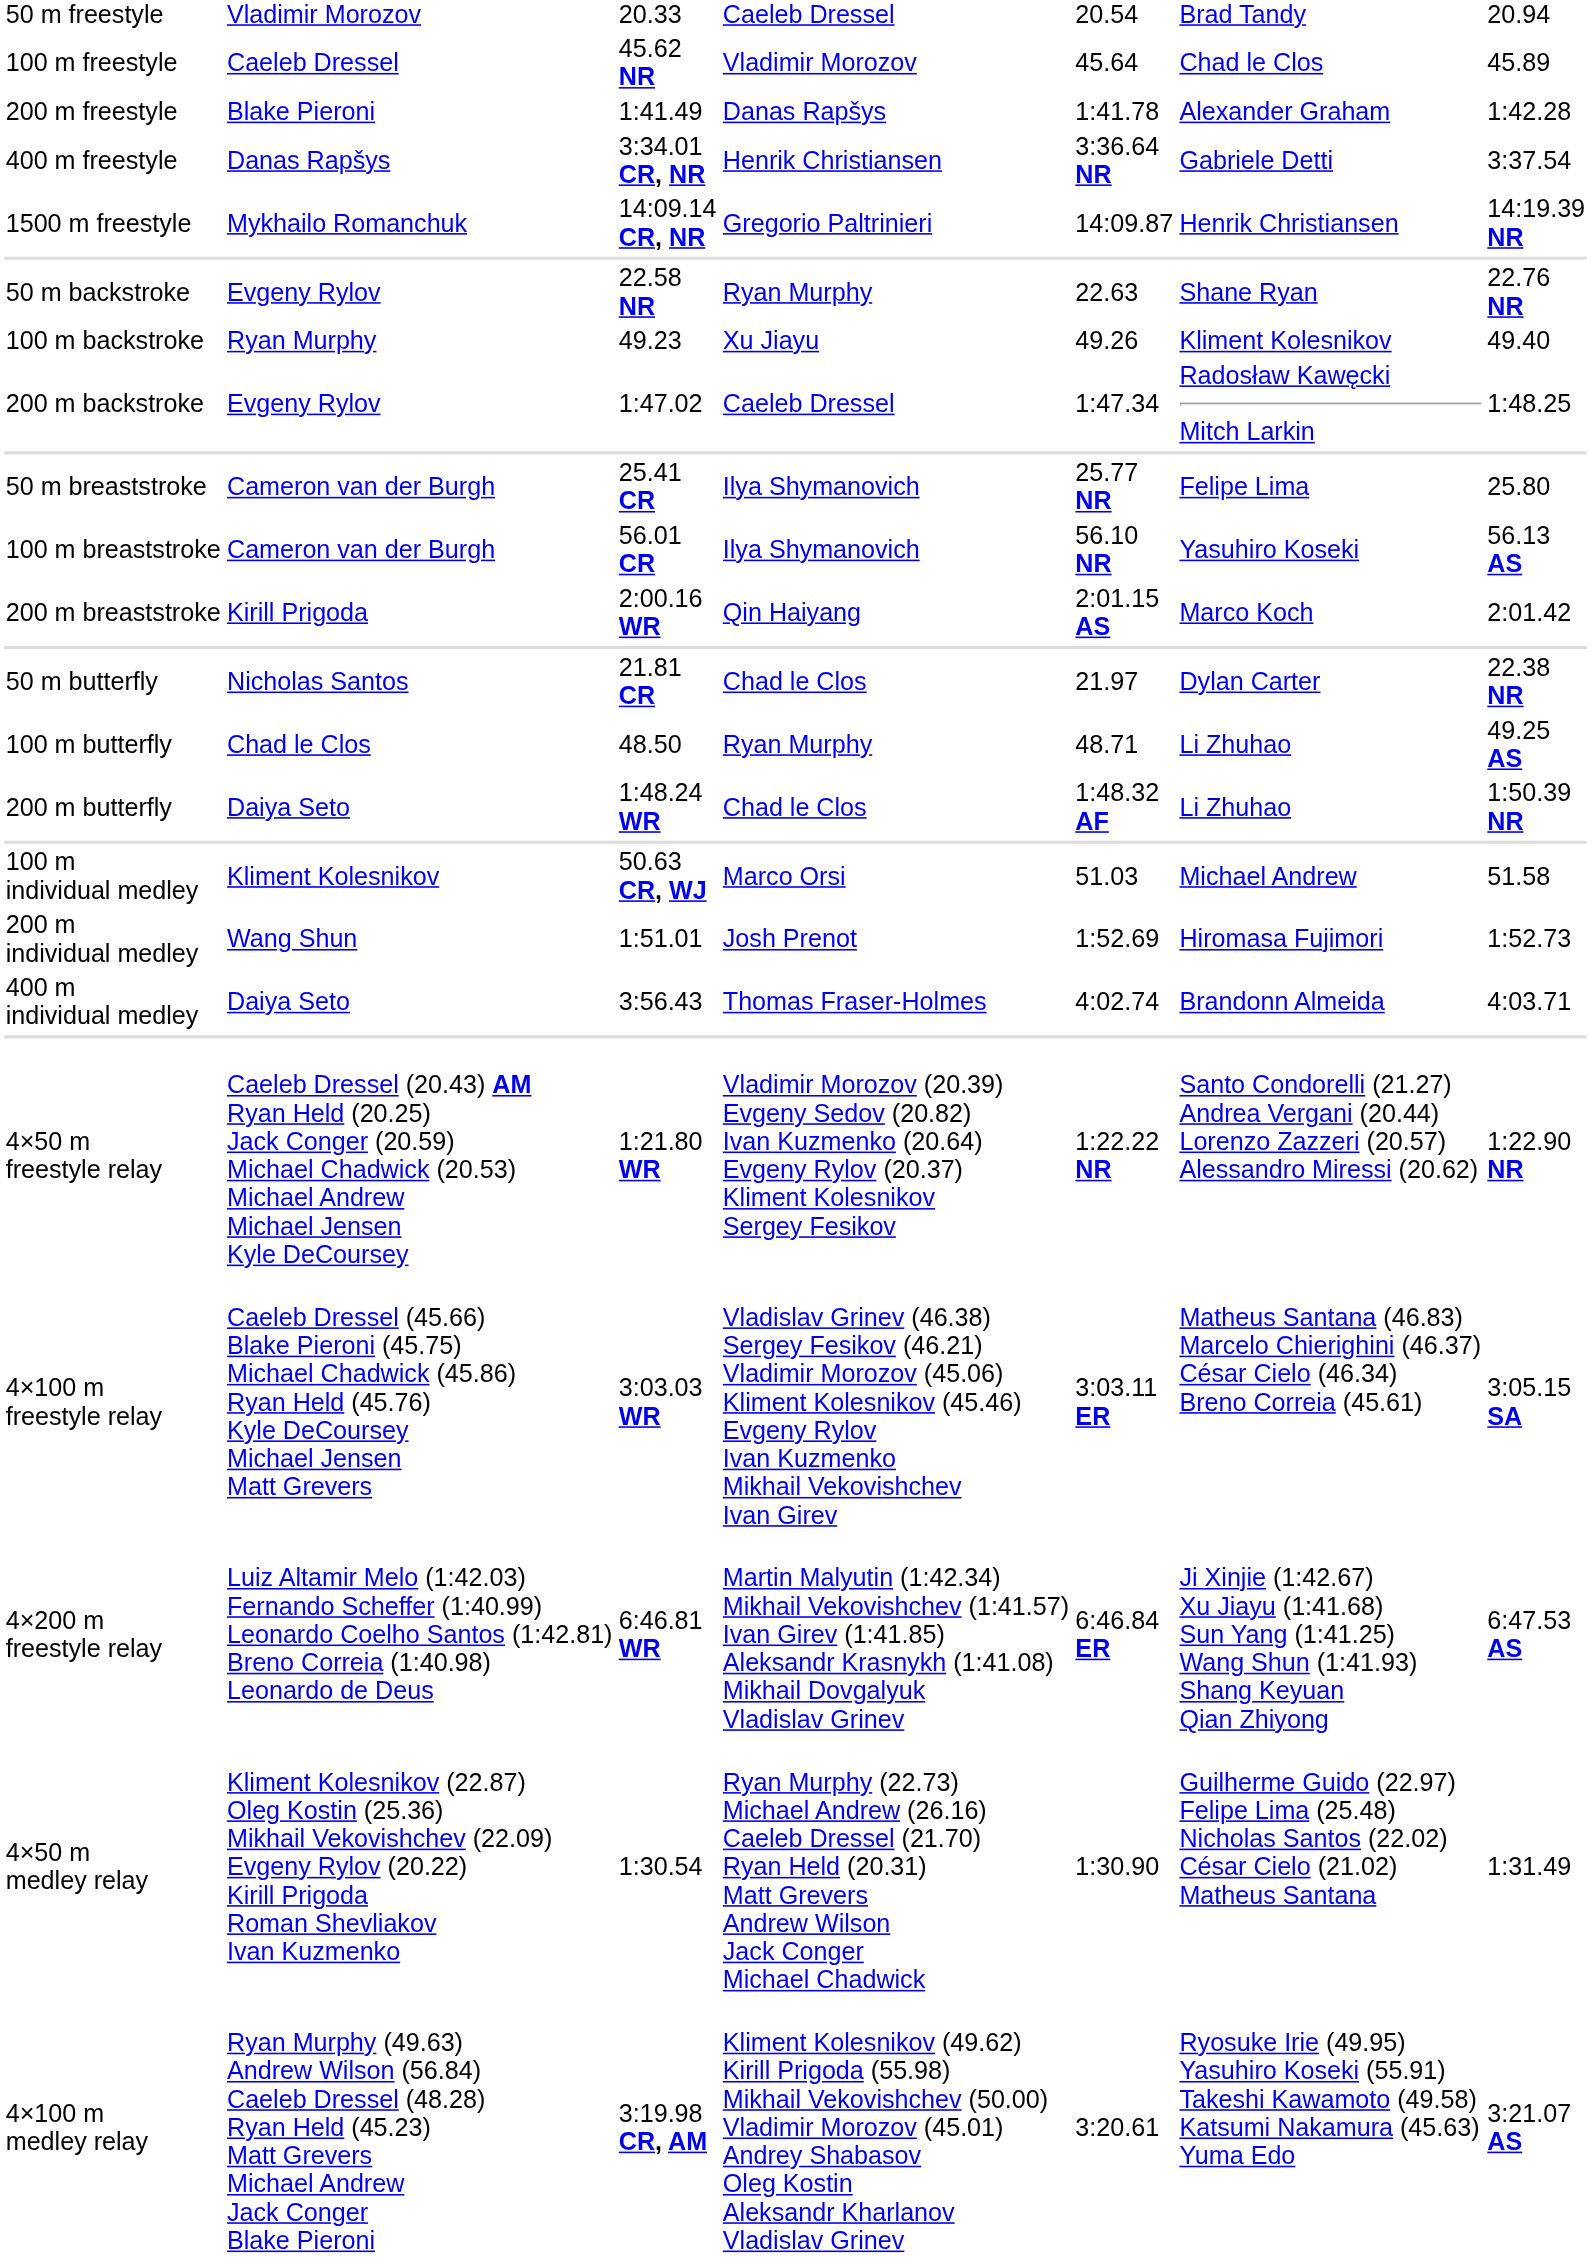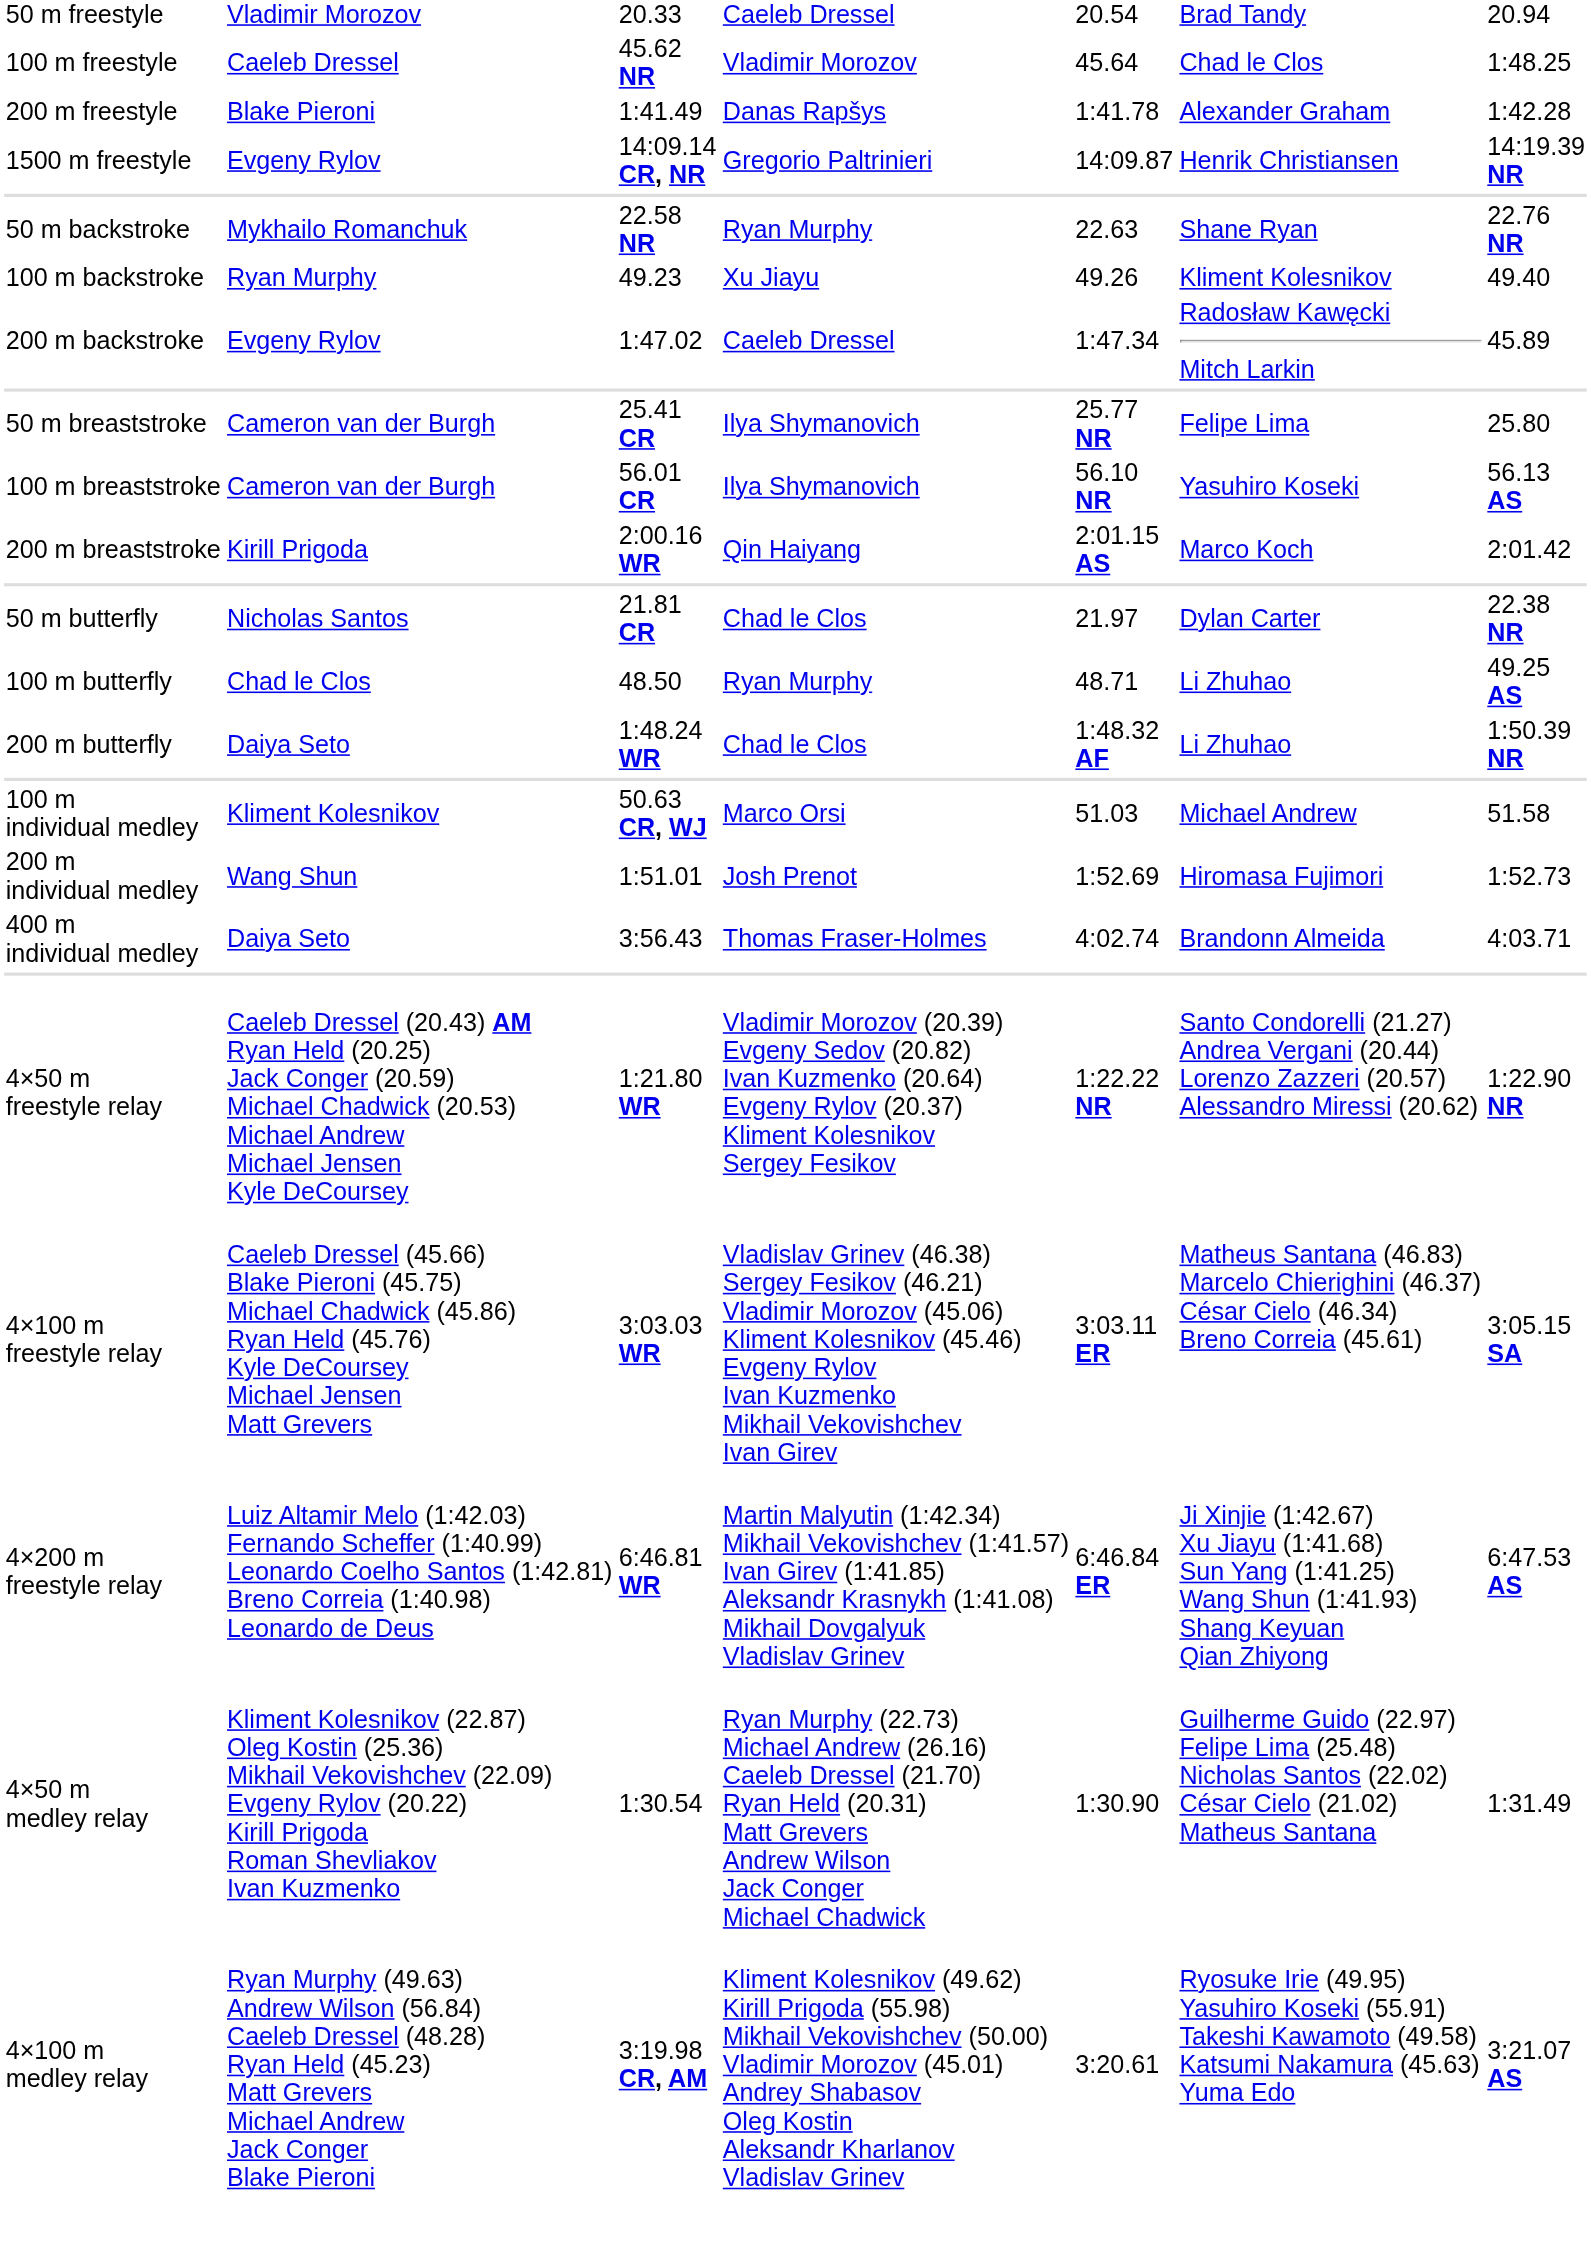(1519, 63) 45.89 -> (1529, 63) 1:48.25
- row: (92, 160)
(347, 223) Mykhailo Romanchuk -> (304, 160) Evgeny Rylov
(304, 292) Evgeny Rylov -> (347, 229) Mykhailo Romanchuk
(1529, 403) 1:48.25 -> (1519, 341) 45.89
